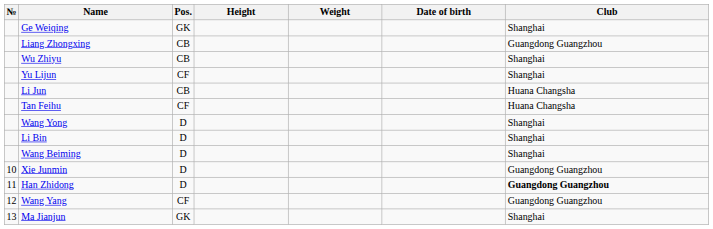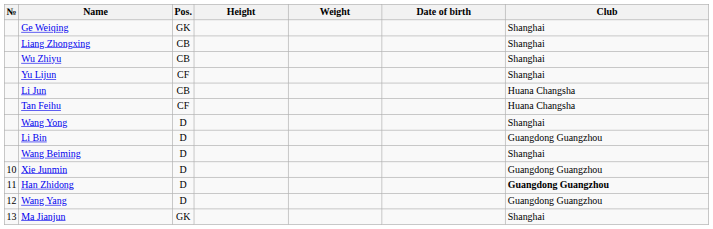(555, 43) Guangdong Guangzhou -> (526, 43) Shanghai
(526, 138) Shanghai -> (555, 138) Guangdong Guangzhou
(183, 201) CF -> (183, 201) D
